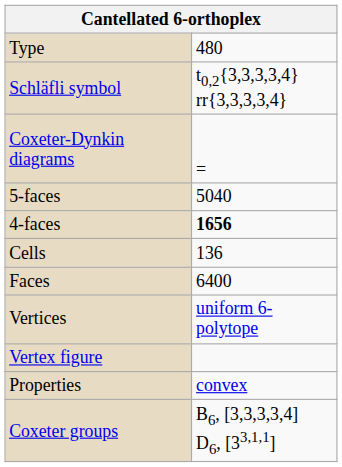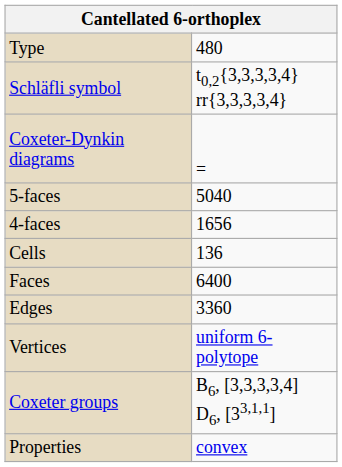(214, 224) bold -> (214, 224) normal
+ row: (31, 309)
- row: (56, 357)
rows swapped: (64, 430) <-> (45, 385)
